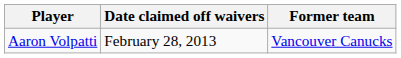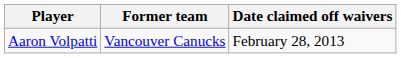columns swapped: (332, 16) <-> (184, 16)
